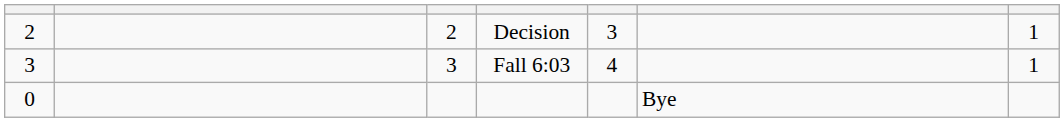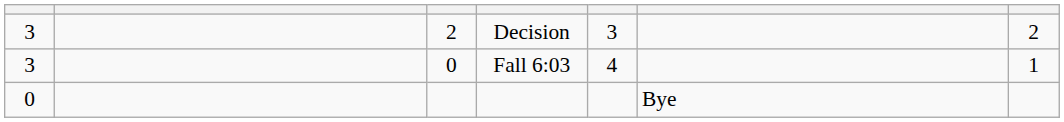(30, 31) 2 -> (30, 31) 3
(1034, 31) 1 -> (1034, 31) 2
(451, 65) 3 -> (451, 65) 0
